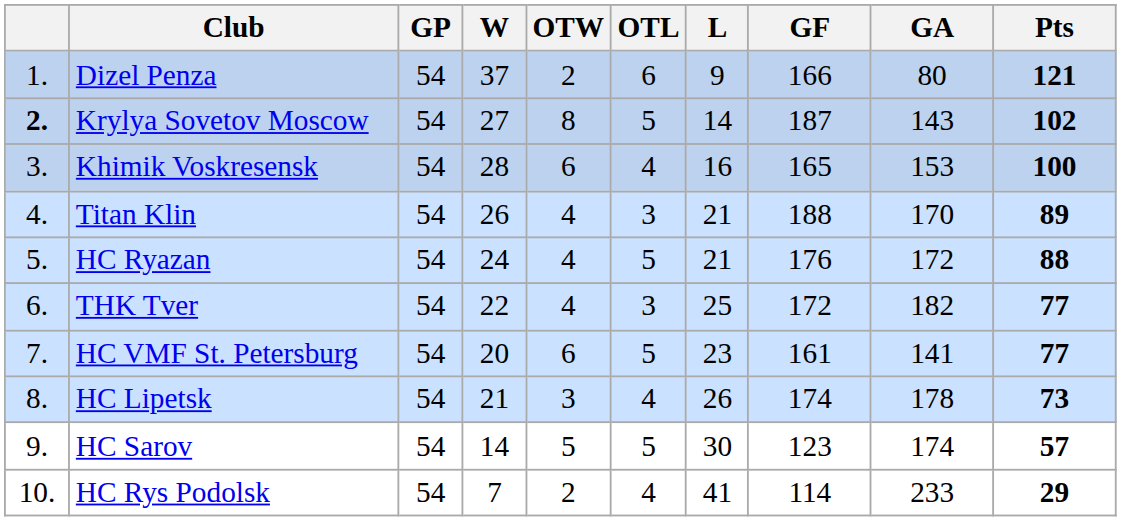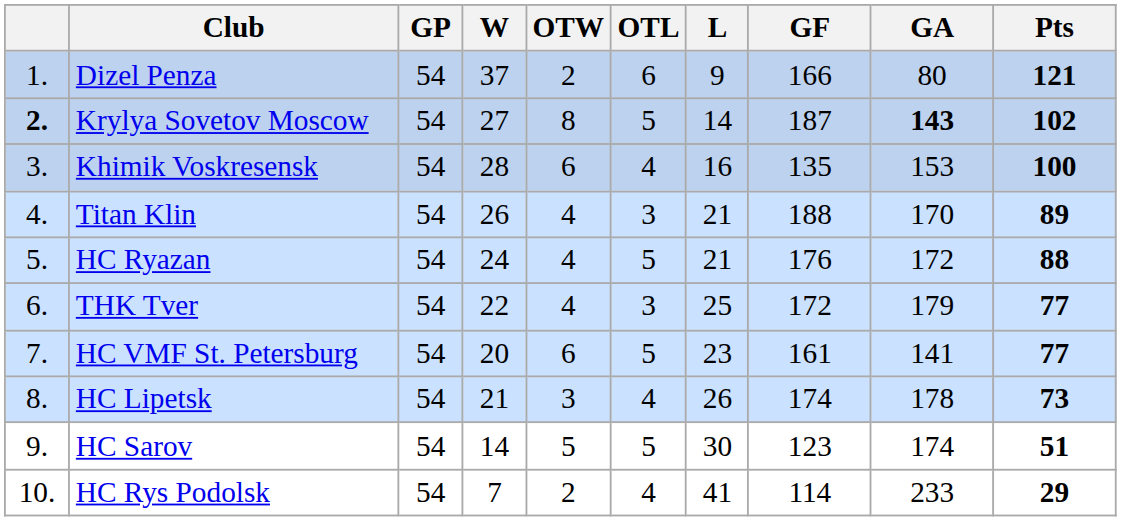(932, 120) normal -> (932, 120) bold
(810, 167) 165 -> (810, 167) 135
(932, 306) 182 -> (932, 306) 179
(1055, 445) 57 -> (1055, 445) 51
